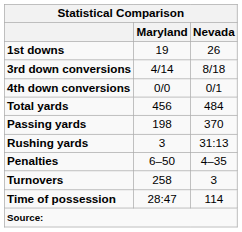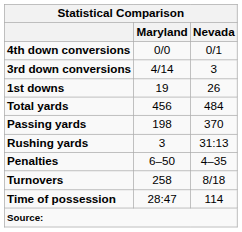rows swapped: (36, 50) <-> (69, 87)
(214, 69) 8/18 -> (214, 69) 3
(214, 180) 3 -> (214, 180) 8/18
